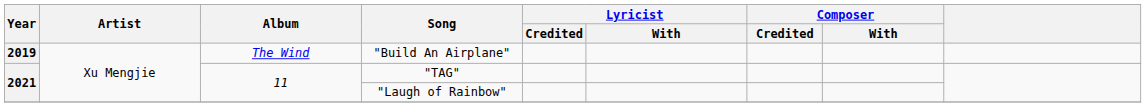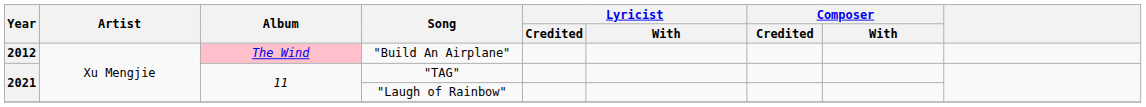(22, 53) 2019 -> (22, 53) 2012
(281, 53) no background -> (281, 53) pink background
